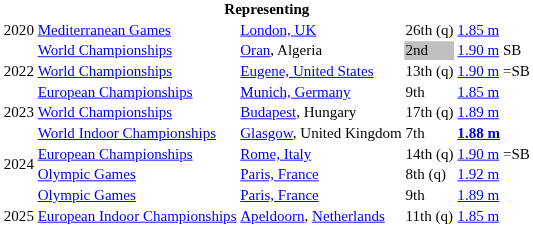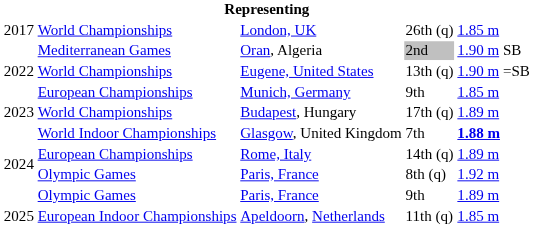(19, 29) 2020 -> (19, 29) 2017
(104, 29) Mediterranean Games -> (105, 29) World Championships
(105, 50) World Championships -> (104, 50) Mediterranean Games
(494, 154) 1.90 m =SB -> (478, 154) 1.89 m
